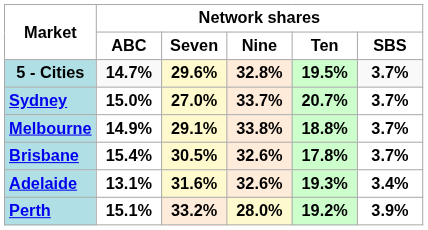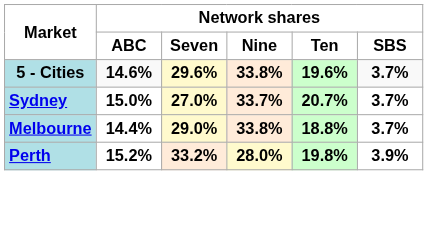(129, 73) 14.7% -> (129, 73) 14.6%
(259, 73) 32.8% -> (259, 73) 33.8%
(325, 73) 19.5% -> (325, 73) 19.6%
(129, 128) 14.9% -> (129, 128) 14.4%
(194, 128) 29.1% -> (194, 128) 29.0%
- row: (44, 155)
- row: (43, 183)
(129, 211) 15.1% -> (129, 155) 15.2%
(325, 211) 19.2% -> (325, 155) 19.8%
